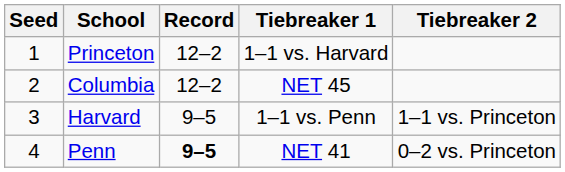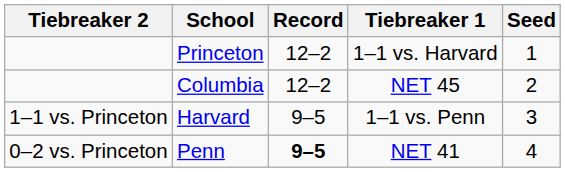columns swapped: (34, 20) <-> (477, 20)
